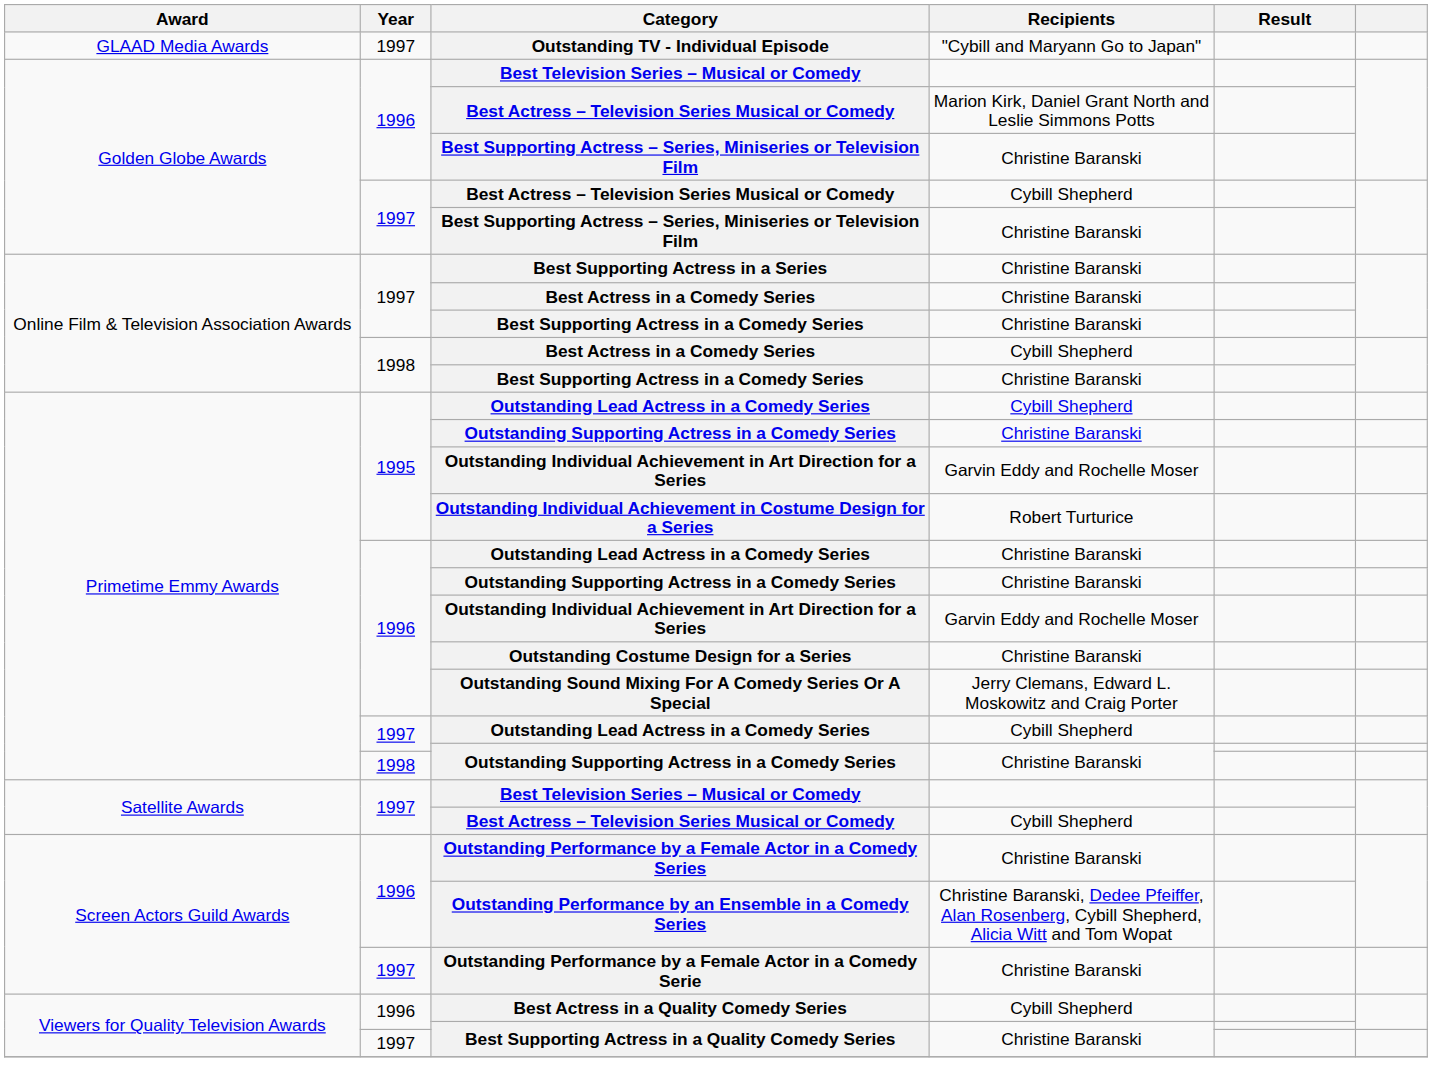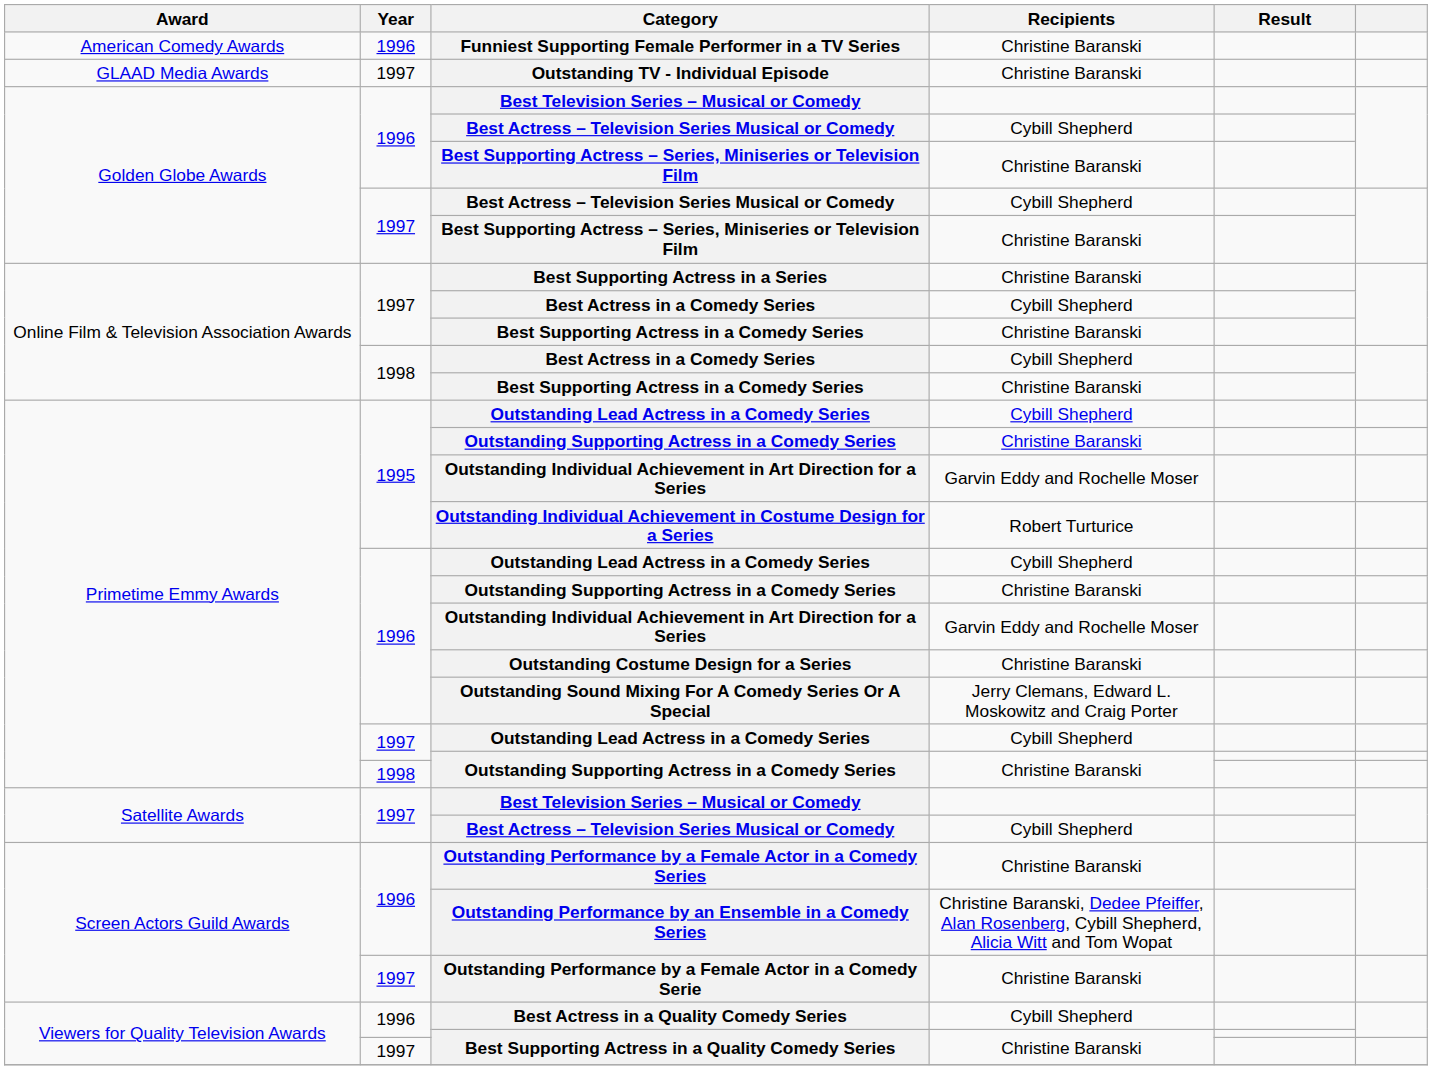+ row: (396, 46)
(1071, 46) "Cybill and Maryann Go to Japan" -> (1071, 73) Christine Baranski
(1071, 110) Marion Kirk, Daniel Grant North and Leslie Simmons Potts -> (1071, 128) Cybill Shepherd
(1071, 296) Christine Baranski -> (1071, 304) Cybill Shepherd
(1071, 554) Christine Baranski -> (1071, 562) Cybill Shepherd
